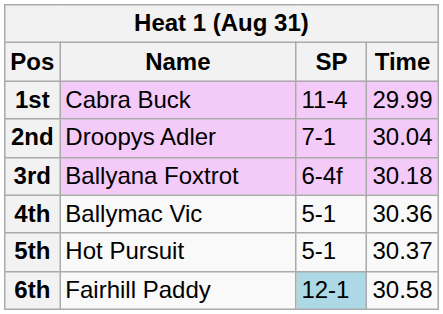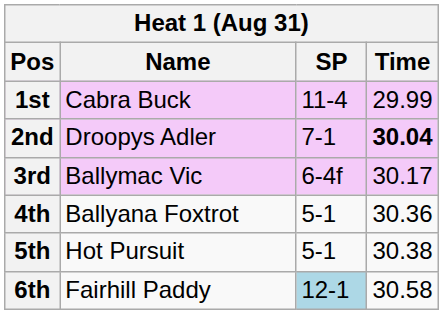(403, 137) normal -> (403, 137) bold
(152, 175) Ballyana Foxtrot -> (134, 175) Ballymac Vic
(403, 175) 30.18 -> (403, 175) 30.17
(134, 213) Ballymac Vic -> (152, 213) Ballyana Foxtrot
(403, 251) 30.37 -> (403, 251) 30.38
